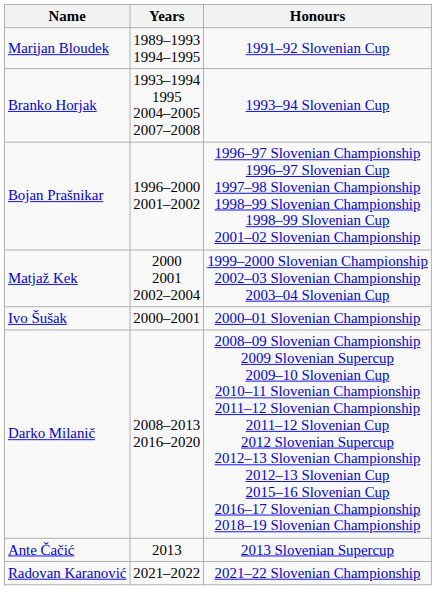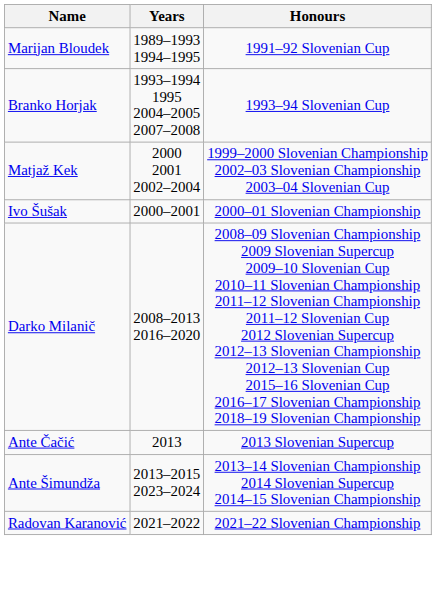- row: (56, 195)
+ row: (54, 482)
